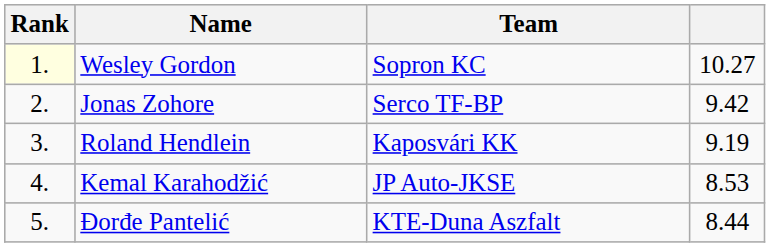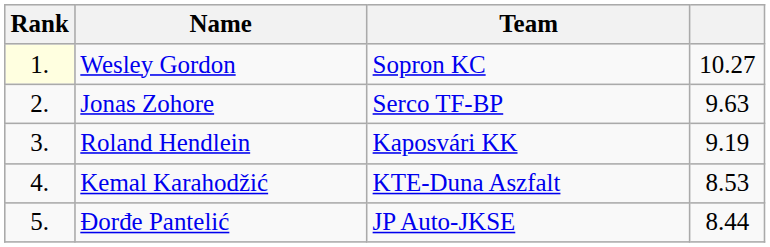(727, 103) 9.42 -> (727, 103) 9.63
(444, 182) JP Auto-JKSE -> (467, 182) KTE-Duna Aszfalt
(467, 222) KTE-Duna Aszfalt -> (444, 222) JP Auto-JKSE
